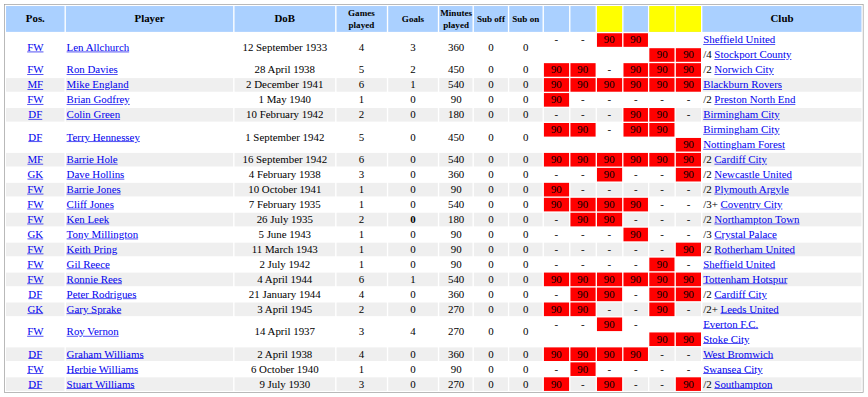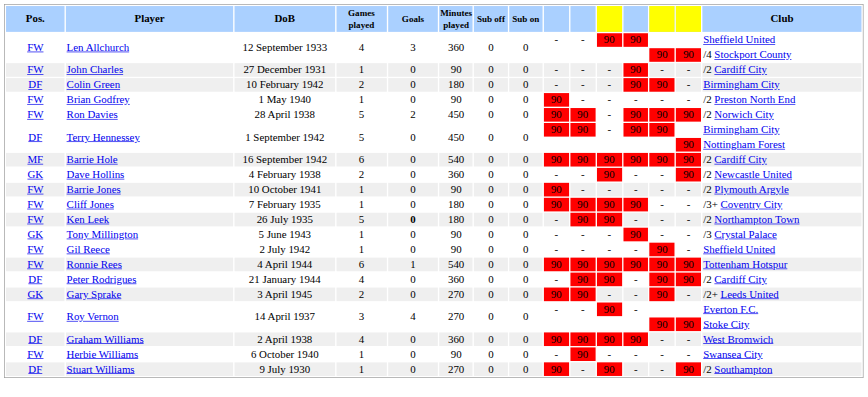+ row: (95, 70)
rows swapped: (92, 70) <-> (93, 114)
- row: (98, 85)
(361, 174) 3 -> (361, 174) 2
(456, 204) 540 -> (456, 204) 180
(361, 219) 2 -> (361, 219) 5
- row: (92, 249)
(361, 384) 3 -> (361, 369) 1
